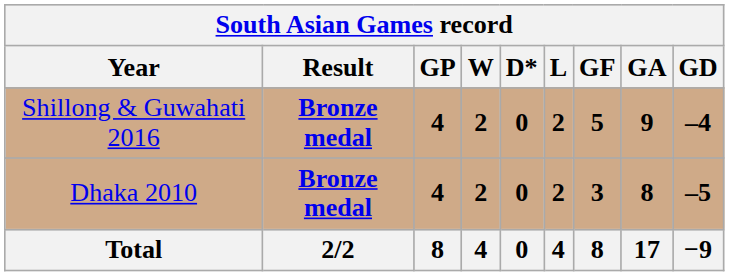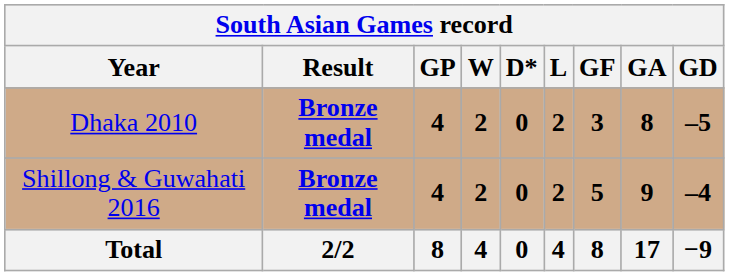rows swapped: (134, 193) <-> (134, 122)
